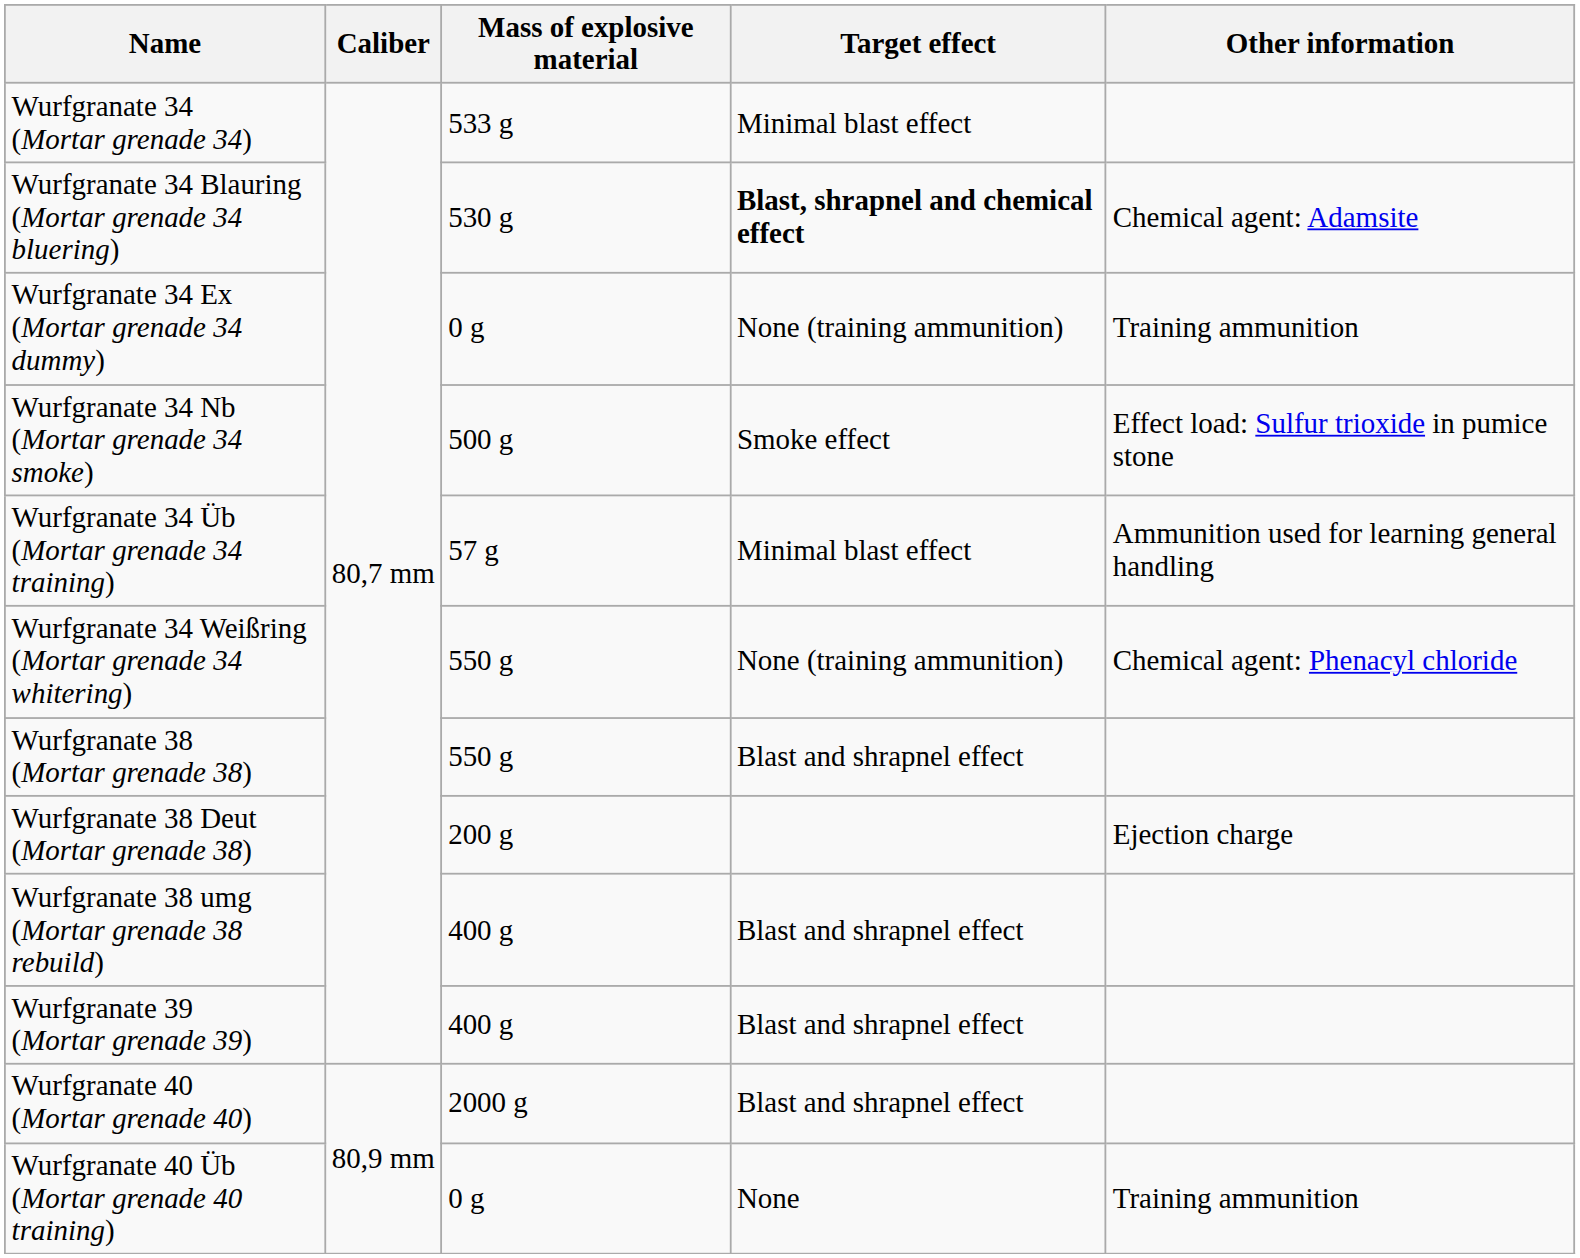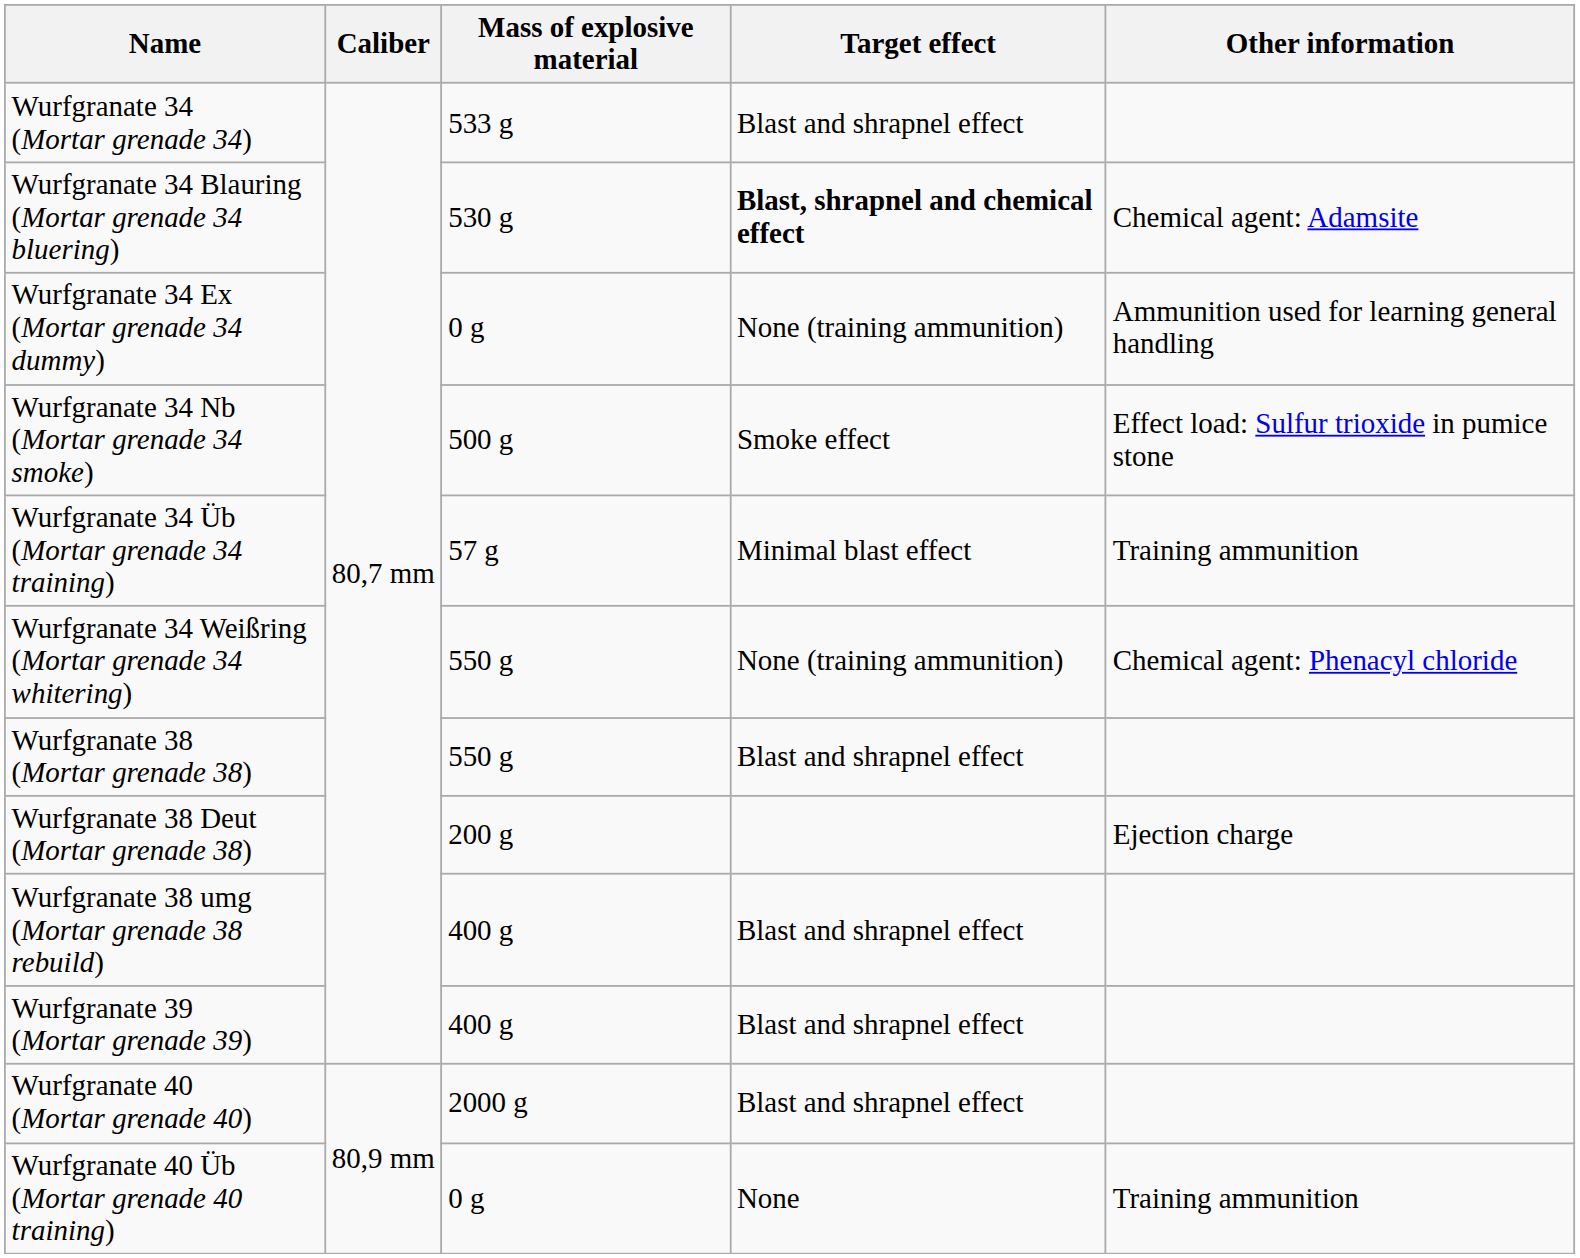(854, 122) Minimal blast effect -> (880, 122) Blast and shrapnel effect
(1236, 328) Training ammunition -> (1335, 328) Ammunition used for learning general handling
(1335, 550) Ammunition used for learning general handling -> (1236, 550) Training ammunition
